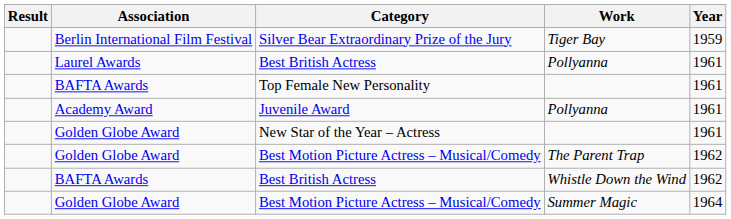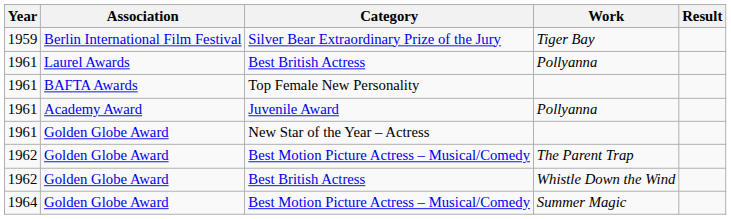columns swapped: (708, 16) <-> (28, 16)
(101, 179) BAFTA Awards -> (106, 179) Golden Globe Award
